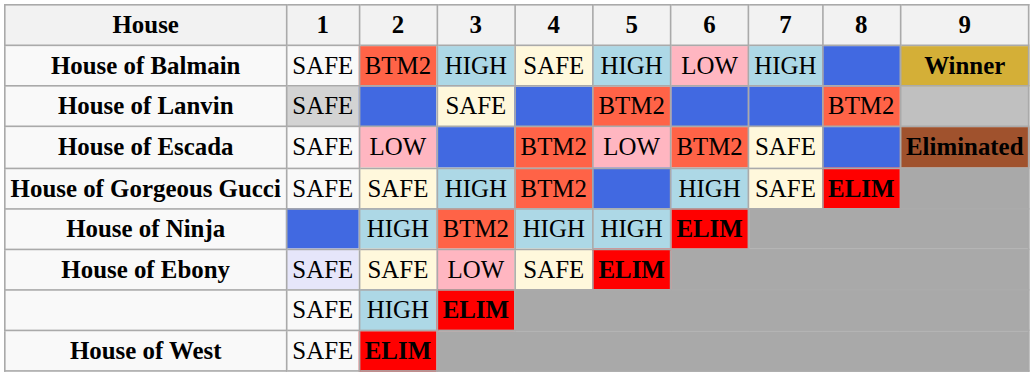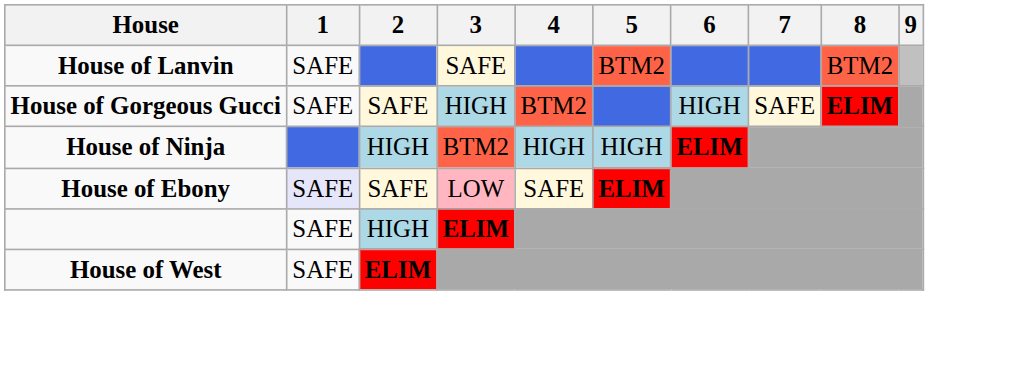- row: (146, 65)
(323, 106) lightgrey background -> (323, 65) no background
- row: (146, 147)
